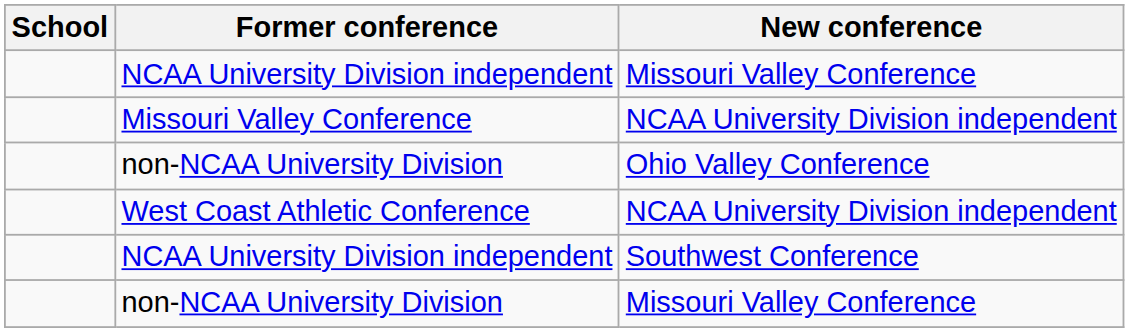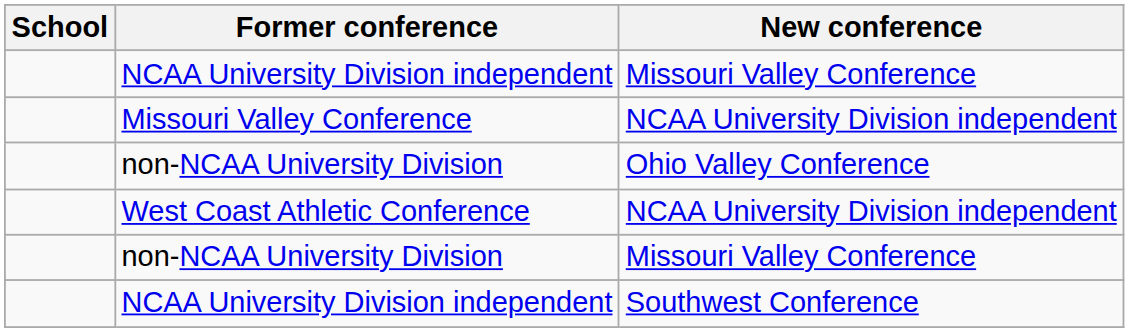rows swapped: (312, 303) <-> (367, 257)
